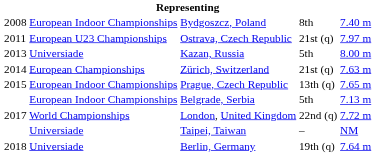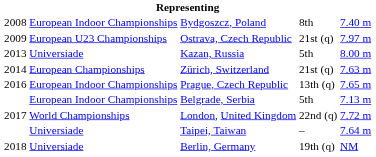(15, 38) 2011 -> (15, 38) 2009
(15, 84) 2015 -> (15, 84) 2016
(349, 130) NM -> (356, 130) 7.64 m
(356, 146) 7.64 m -> (349, 146) NM
